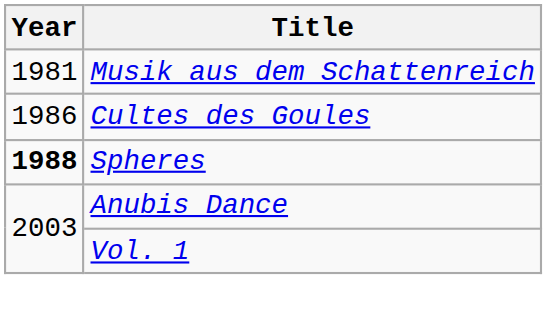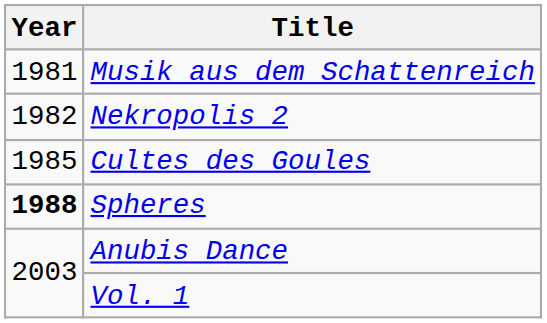+ row: (189, 117)
(45, 117) 1986 -> (45, 162) 1985
